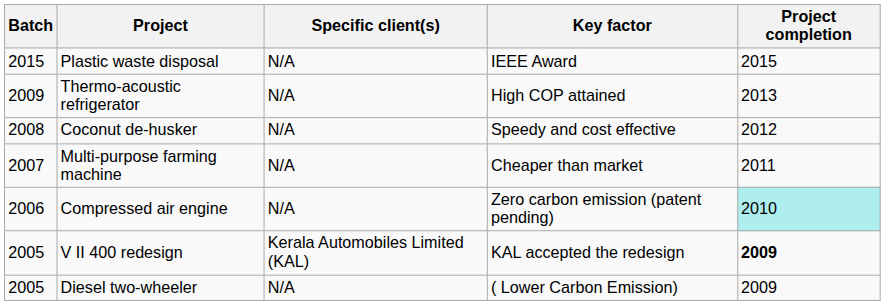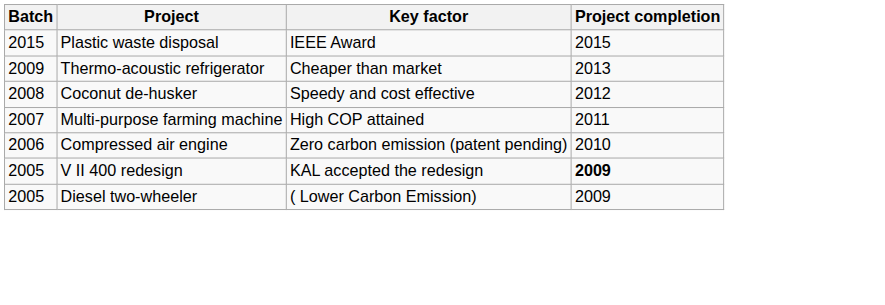- column: (376, 26)
(558, 95) High COP attained -> (366, 68) Cheaper than market
(567, 165) Cheaper than market -> (357, 119) High COP attained
(759, 209) paleturquoise background -> (593, 145) no background
